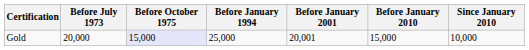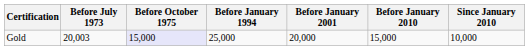(76, 38) 20,000 -> (76, 38) 20,003
(302, 38) 20,001 -> (302, 38) 20,000
